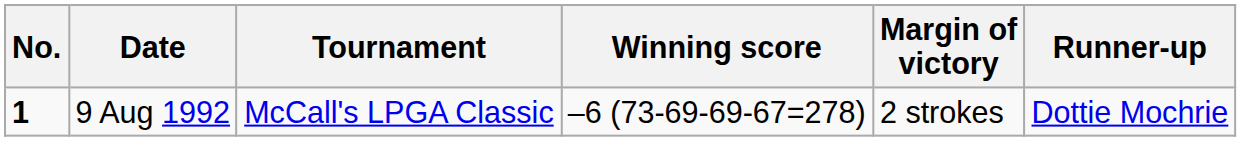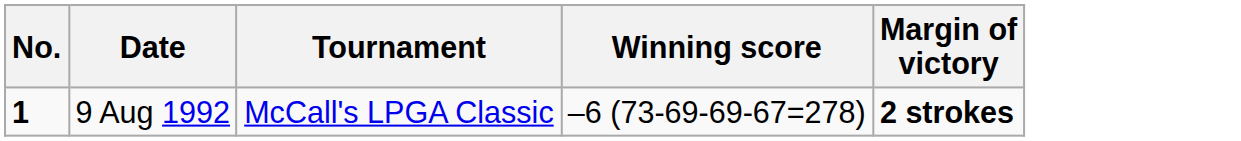- column: (1130, 46)
(942, 112) normal -> (947, 112) bold
